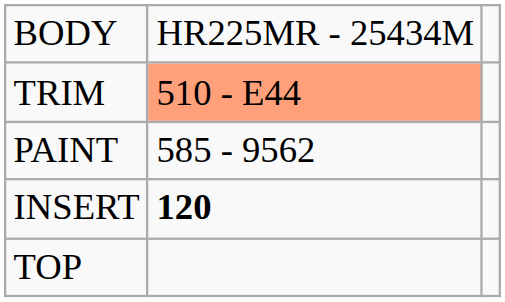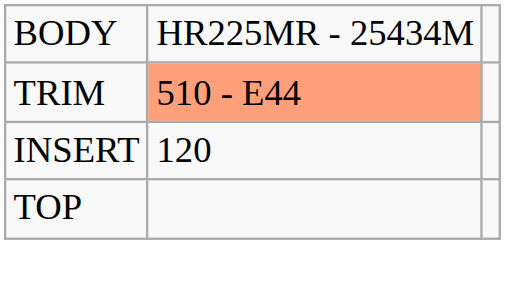- row: (66, 149)
(184, 207) bold -> (184, 149) normal
